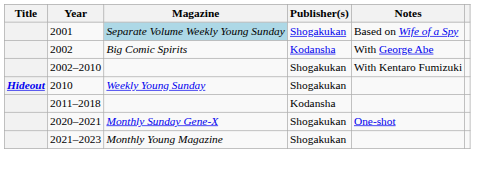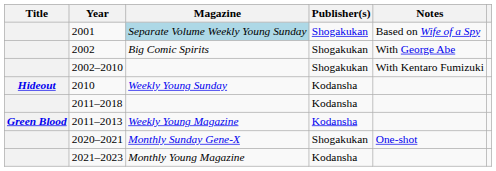(313, 49) Kodansha -> (340, 49) Shogakukan
(318, 85) Shogakukan -> (335, 85) Kodansha
+ row: (97, 121)
(318, 139) Shogakukan -> (335, 157) Kodansha
